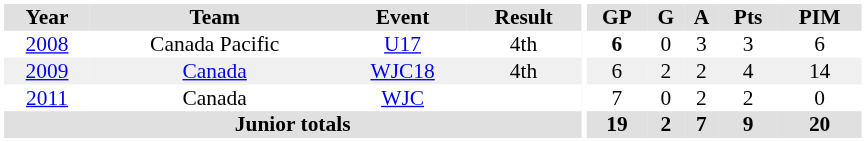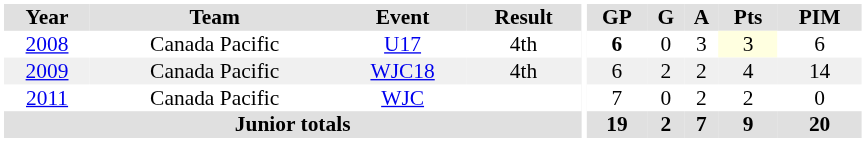(748, 44) no background -> (748, 44) lightyellow background
(215, 70) Canada -> (215, 70) Canada Pacific
(215, 97) Canada -> (215, 97) Canada Pacific
